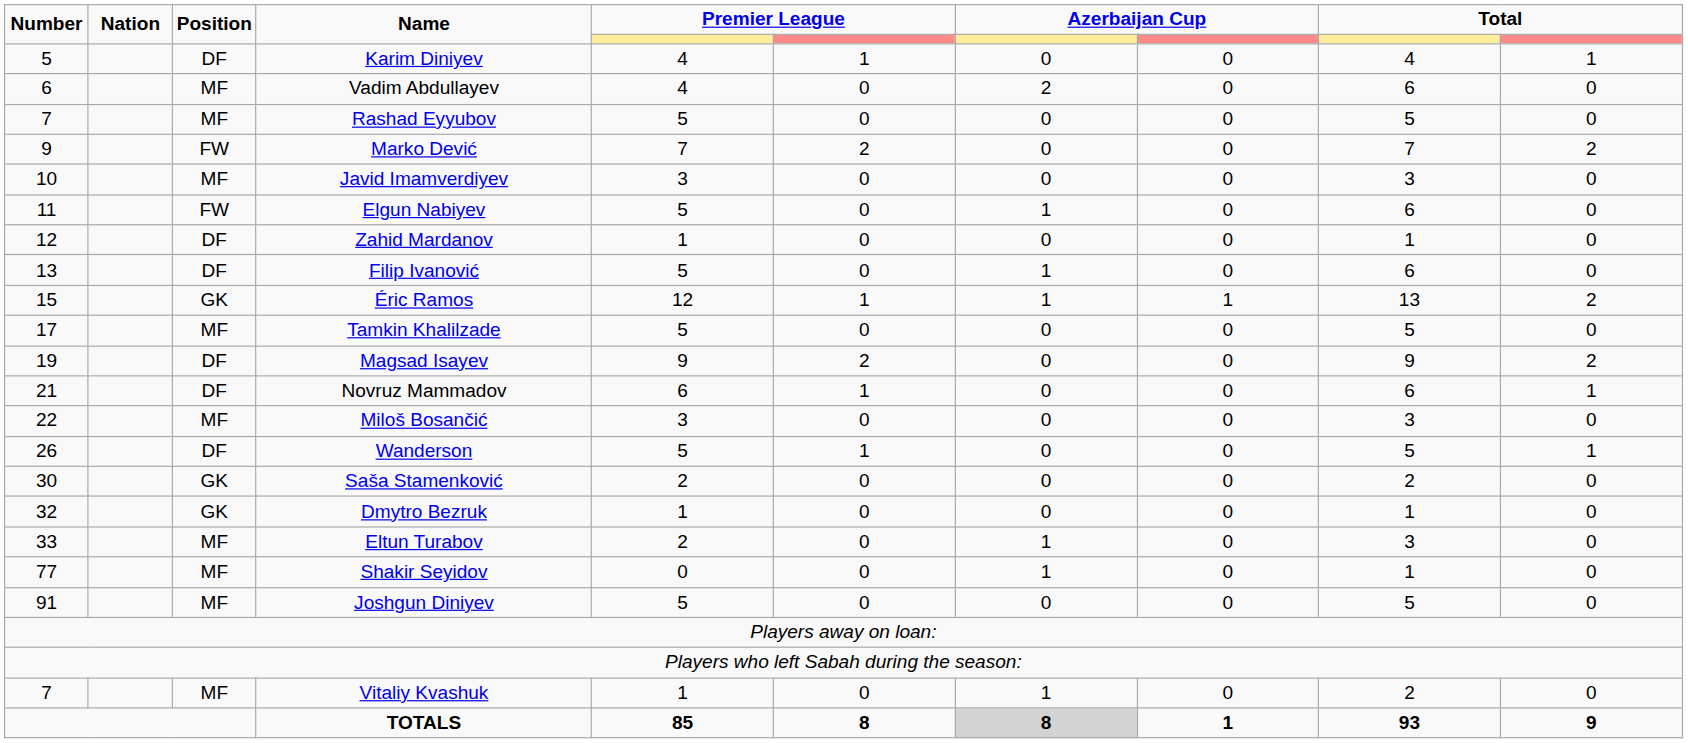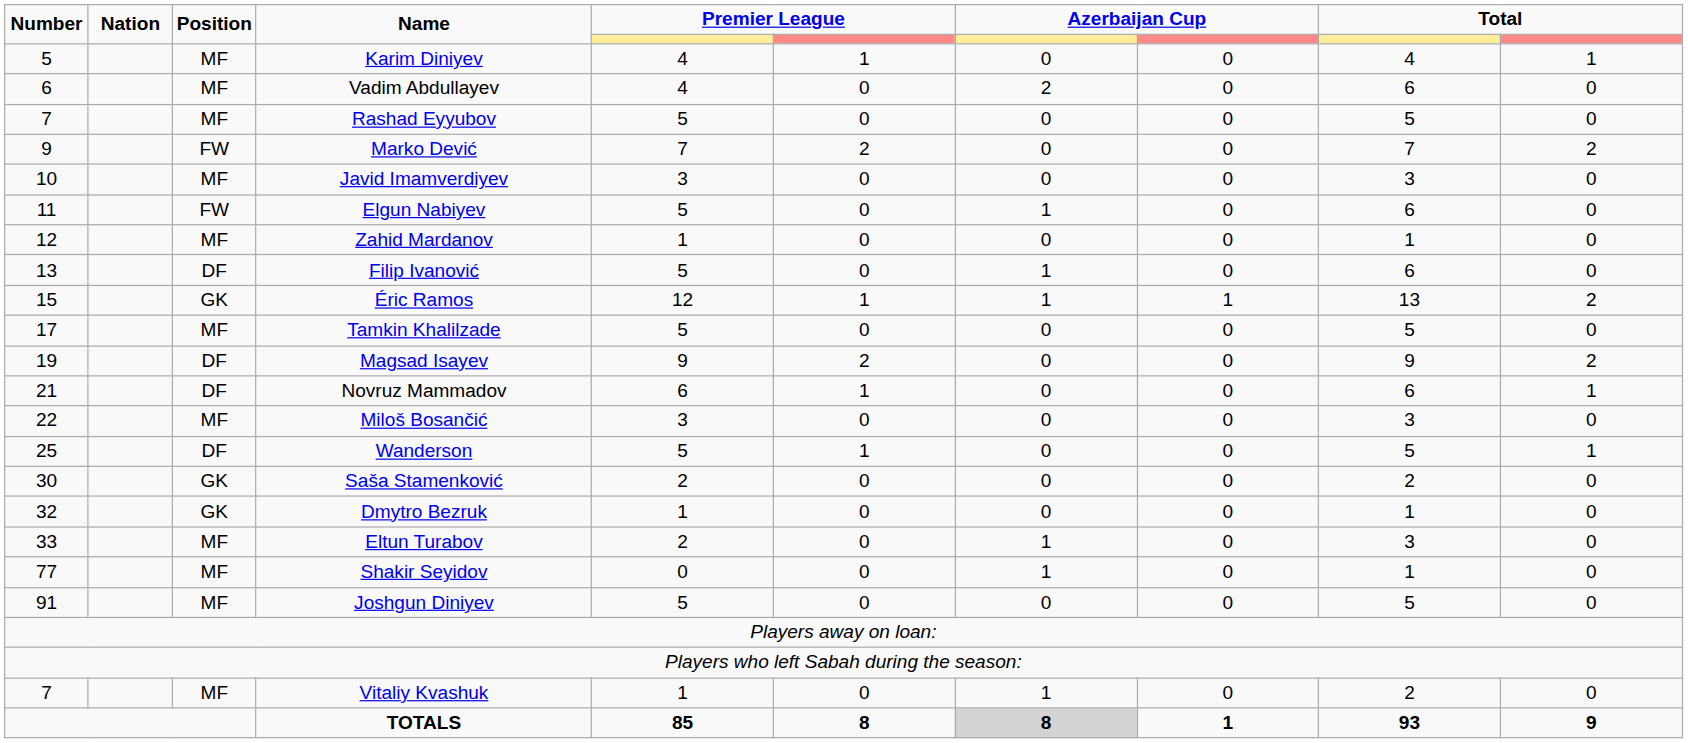(214, 58) DF -> (214, 58) MF
(214, 239) DF -> (214, 239) MF
(47, 451) 26 -> (47, 451) 25
